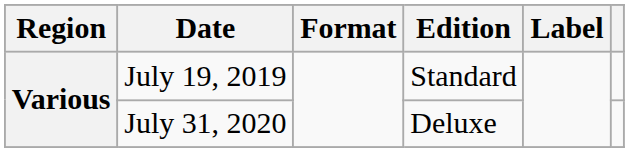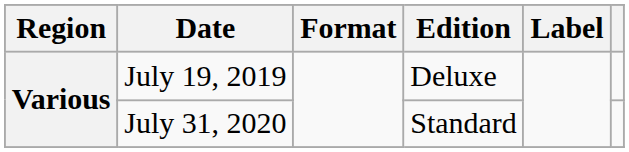(463, 75) Standard -> (454, 75) Deluxe
(454, 123) Deluxe -> (463, 123) Standard
